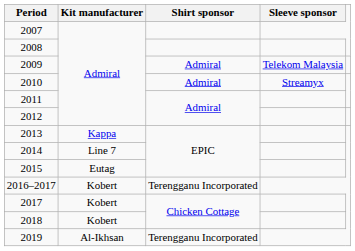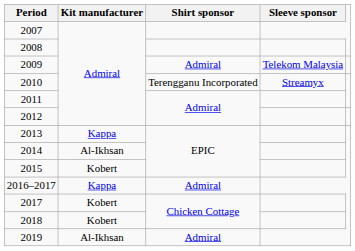(203, 82) Admiral -> (203, 82) Terengganu Incorporated
(102, 151) Line 7 -> (102, 151) Al-Ikhsan
(102, 168) Eutag -> (102, 168) Kobert
(102, 185) Kobert -> (102, 185) Kappa
(203, 185) Terengganu Incorporated -> (203, 185) Admiral
(203, 237) Terengganu Incorporated -> (203, 237) Admiral
